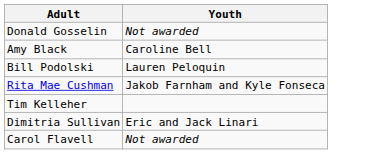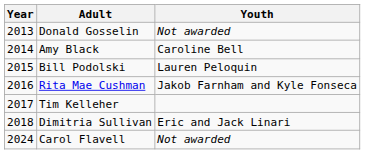+ column: (20, 13)
